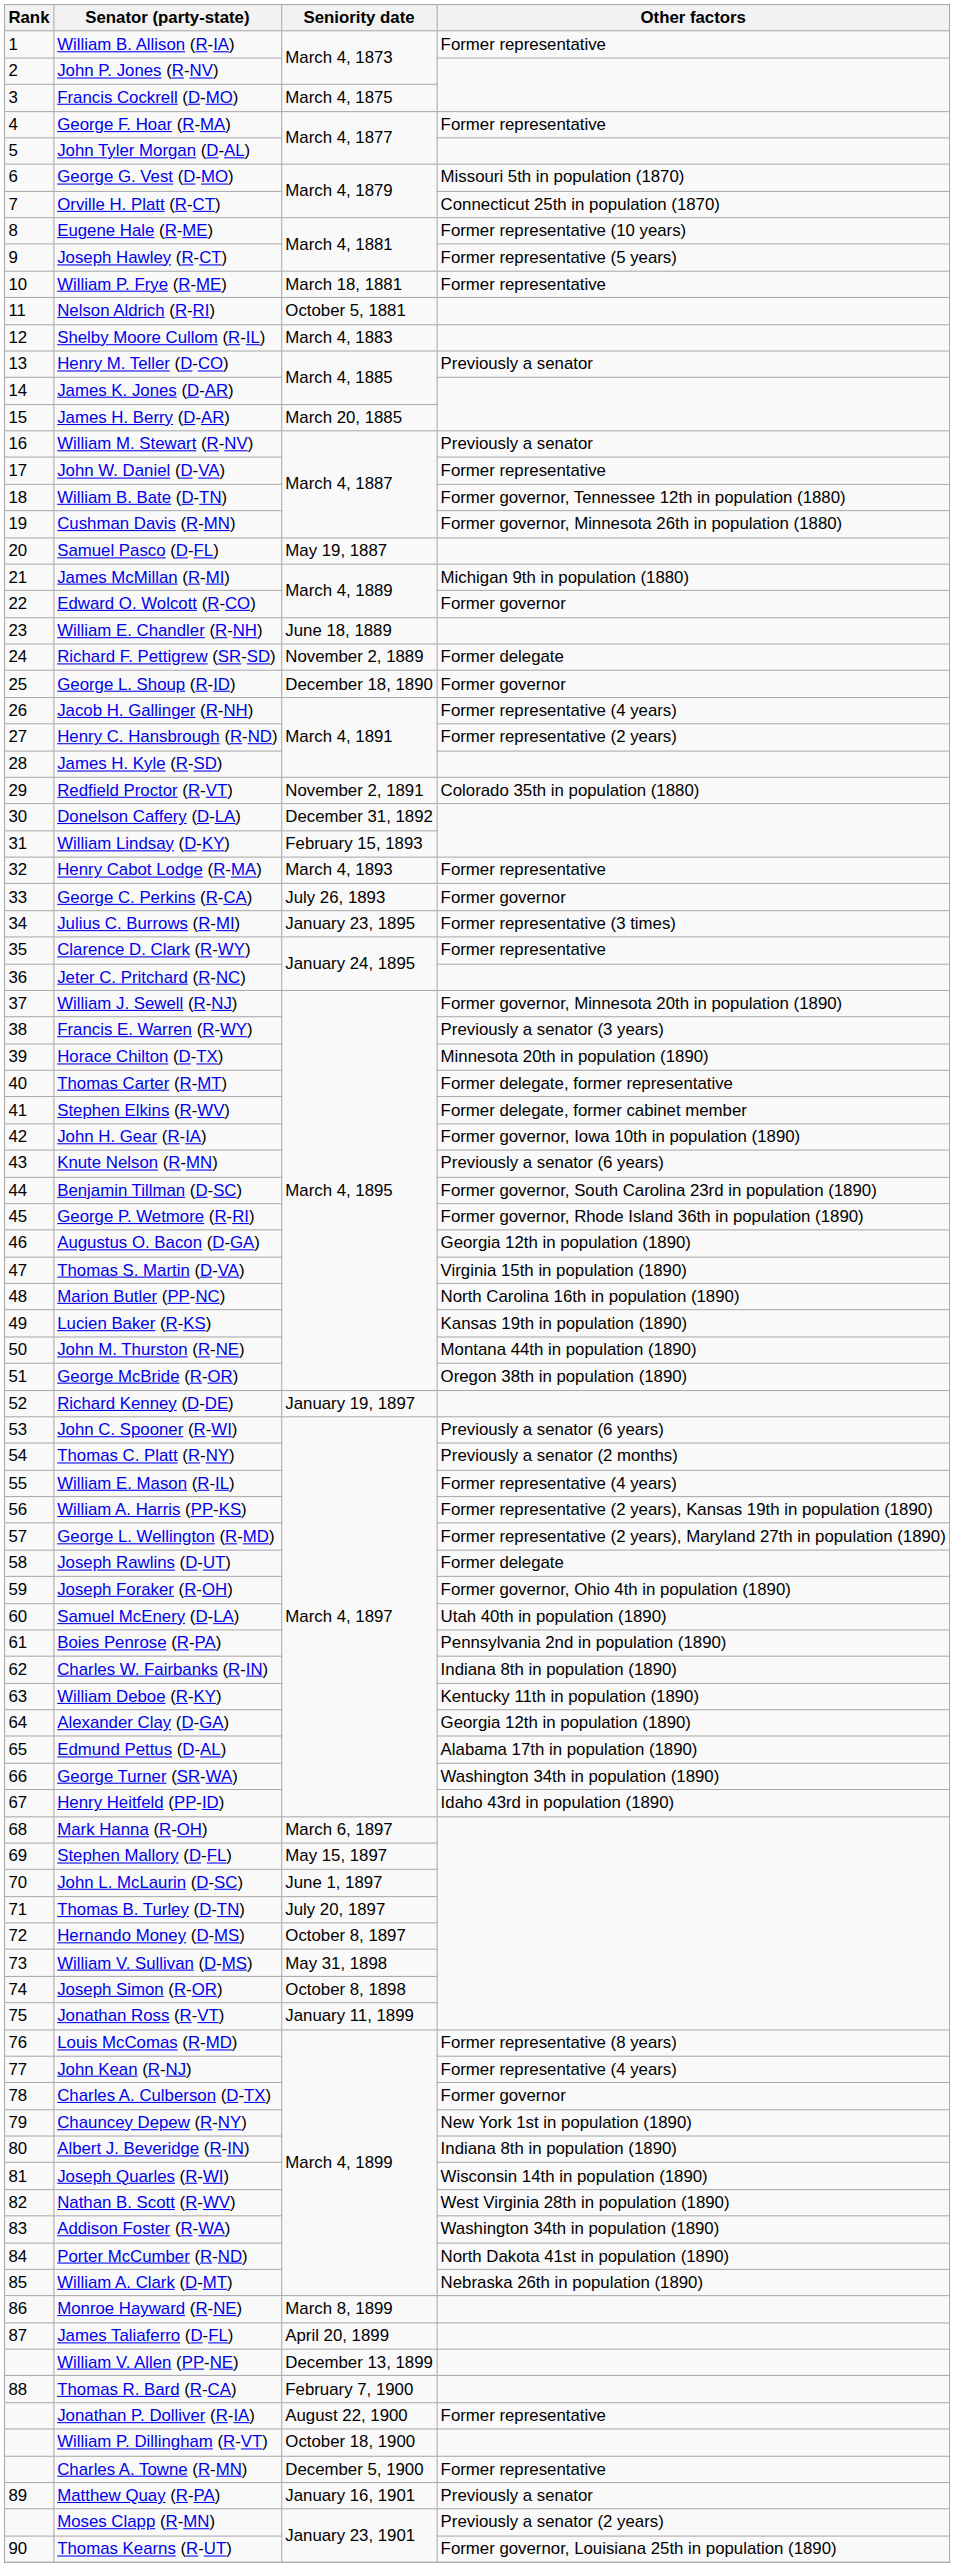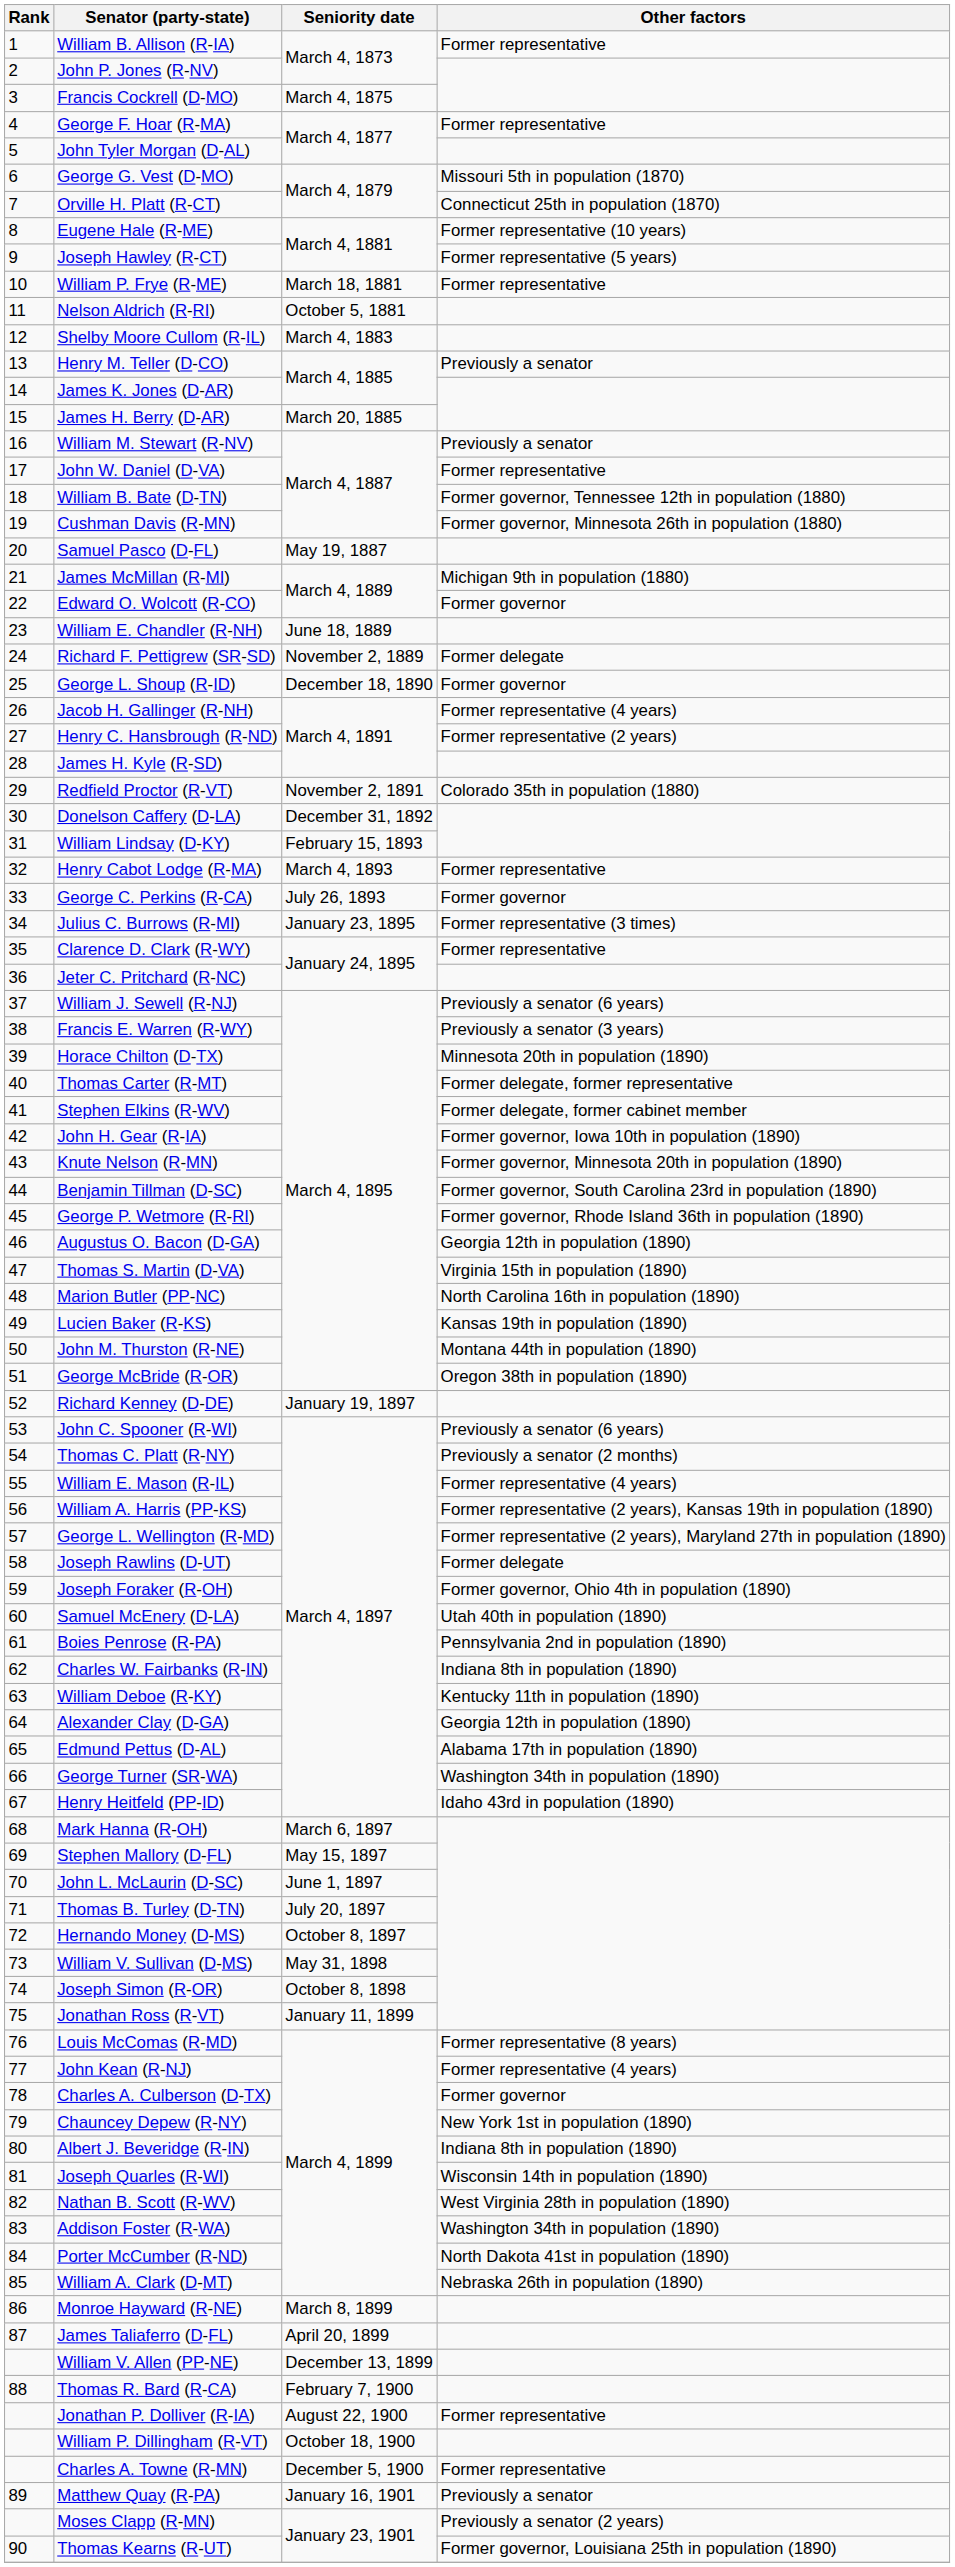(641, 1003) Former governor, Minnesota 20th in population (1890) -> (552, 1003) Previously a senator (6 years)
(552, 1163) Previously a senator (6 years) -> (641, 1163) Former governor, Minnesota 20th in population (1890)
